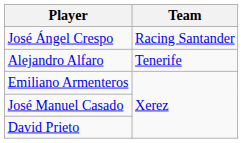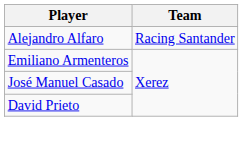- row: (60, 37)
(158, 60) Tenerife -> (185, 37) Racing Santander
